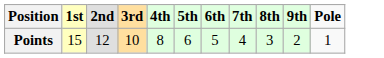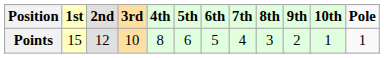+ column: (328, 16)
